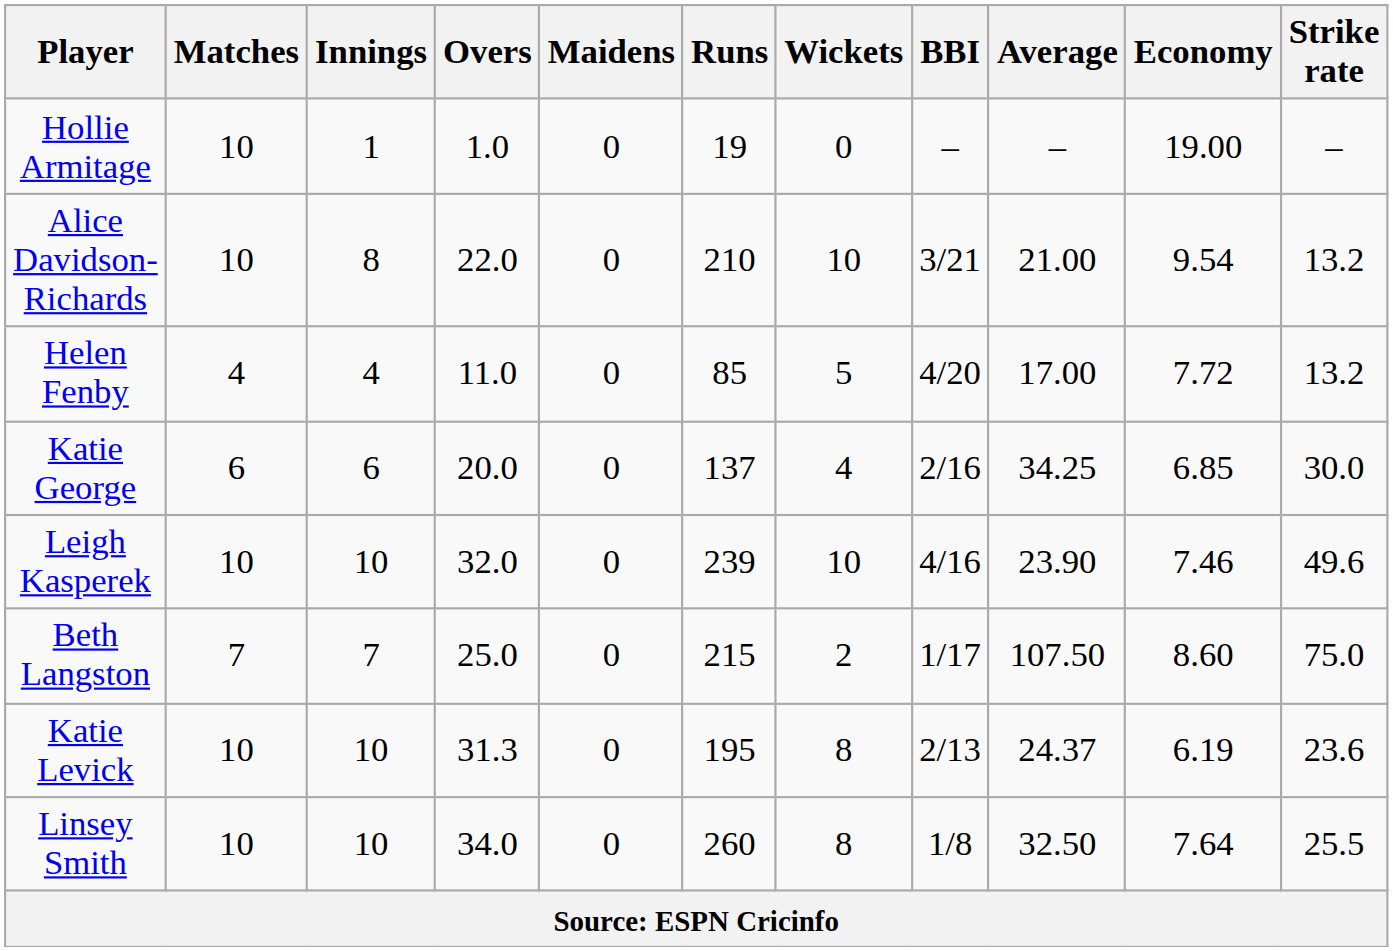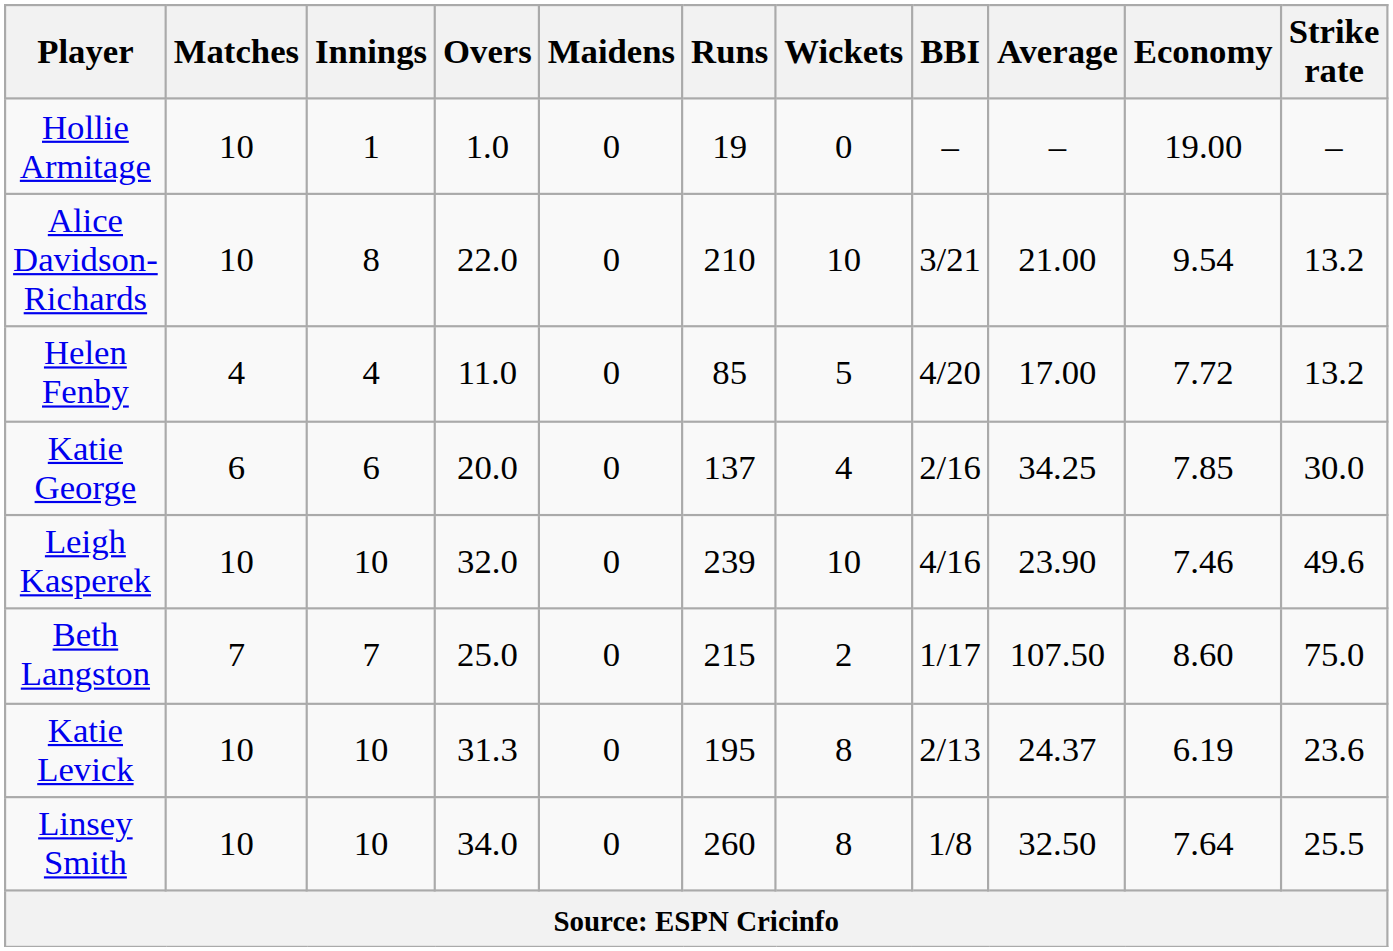(1203, 467) 6.85 -> (1203, 467) 7.85
